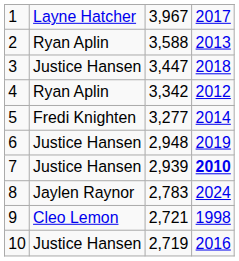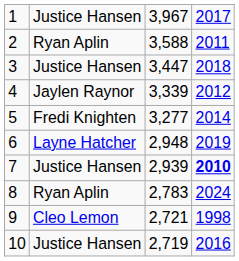(85, 17) Layne Hatcher -> (87, 17) Justice Hansen
(213, 42) 2013 -> (213, 42) 2011
(71, 92) Ryan Aplin -> (84, 92) Jaylen Raynor
(168, 92) 3,342 -> (168, 92) 3,339
(87, 142) Justice Hansen -> (85, 142) Layne Hatcher
(84, 192) Jaylen Raynor -> (71, 192) Ryan Aplin
